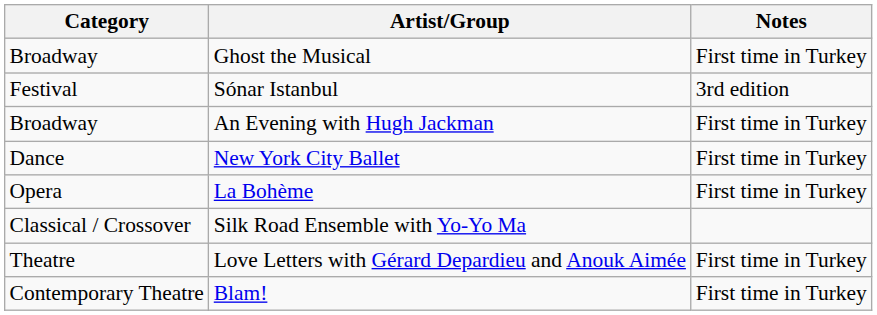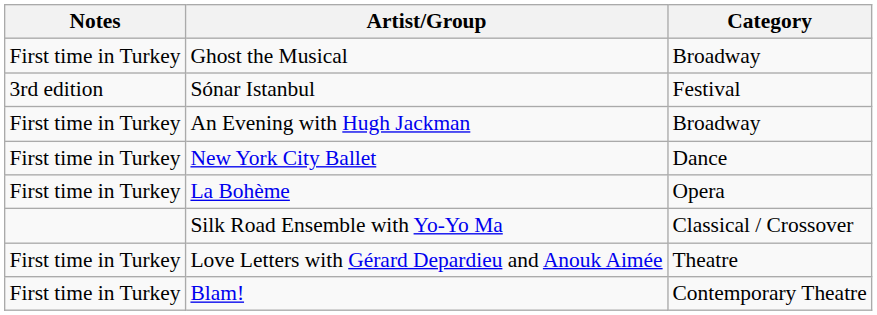columns swapped: (107, 21) <-> (781, 21)
